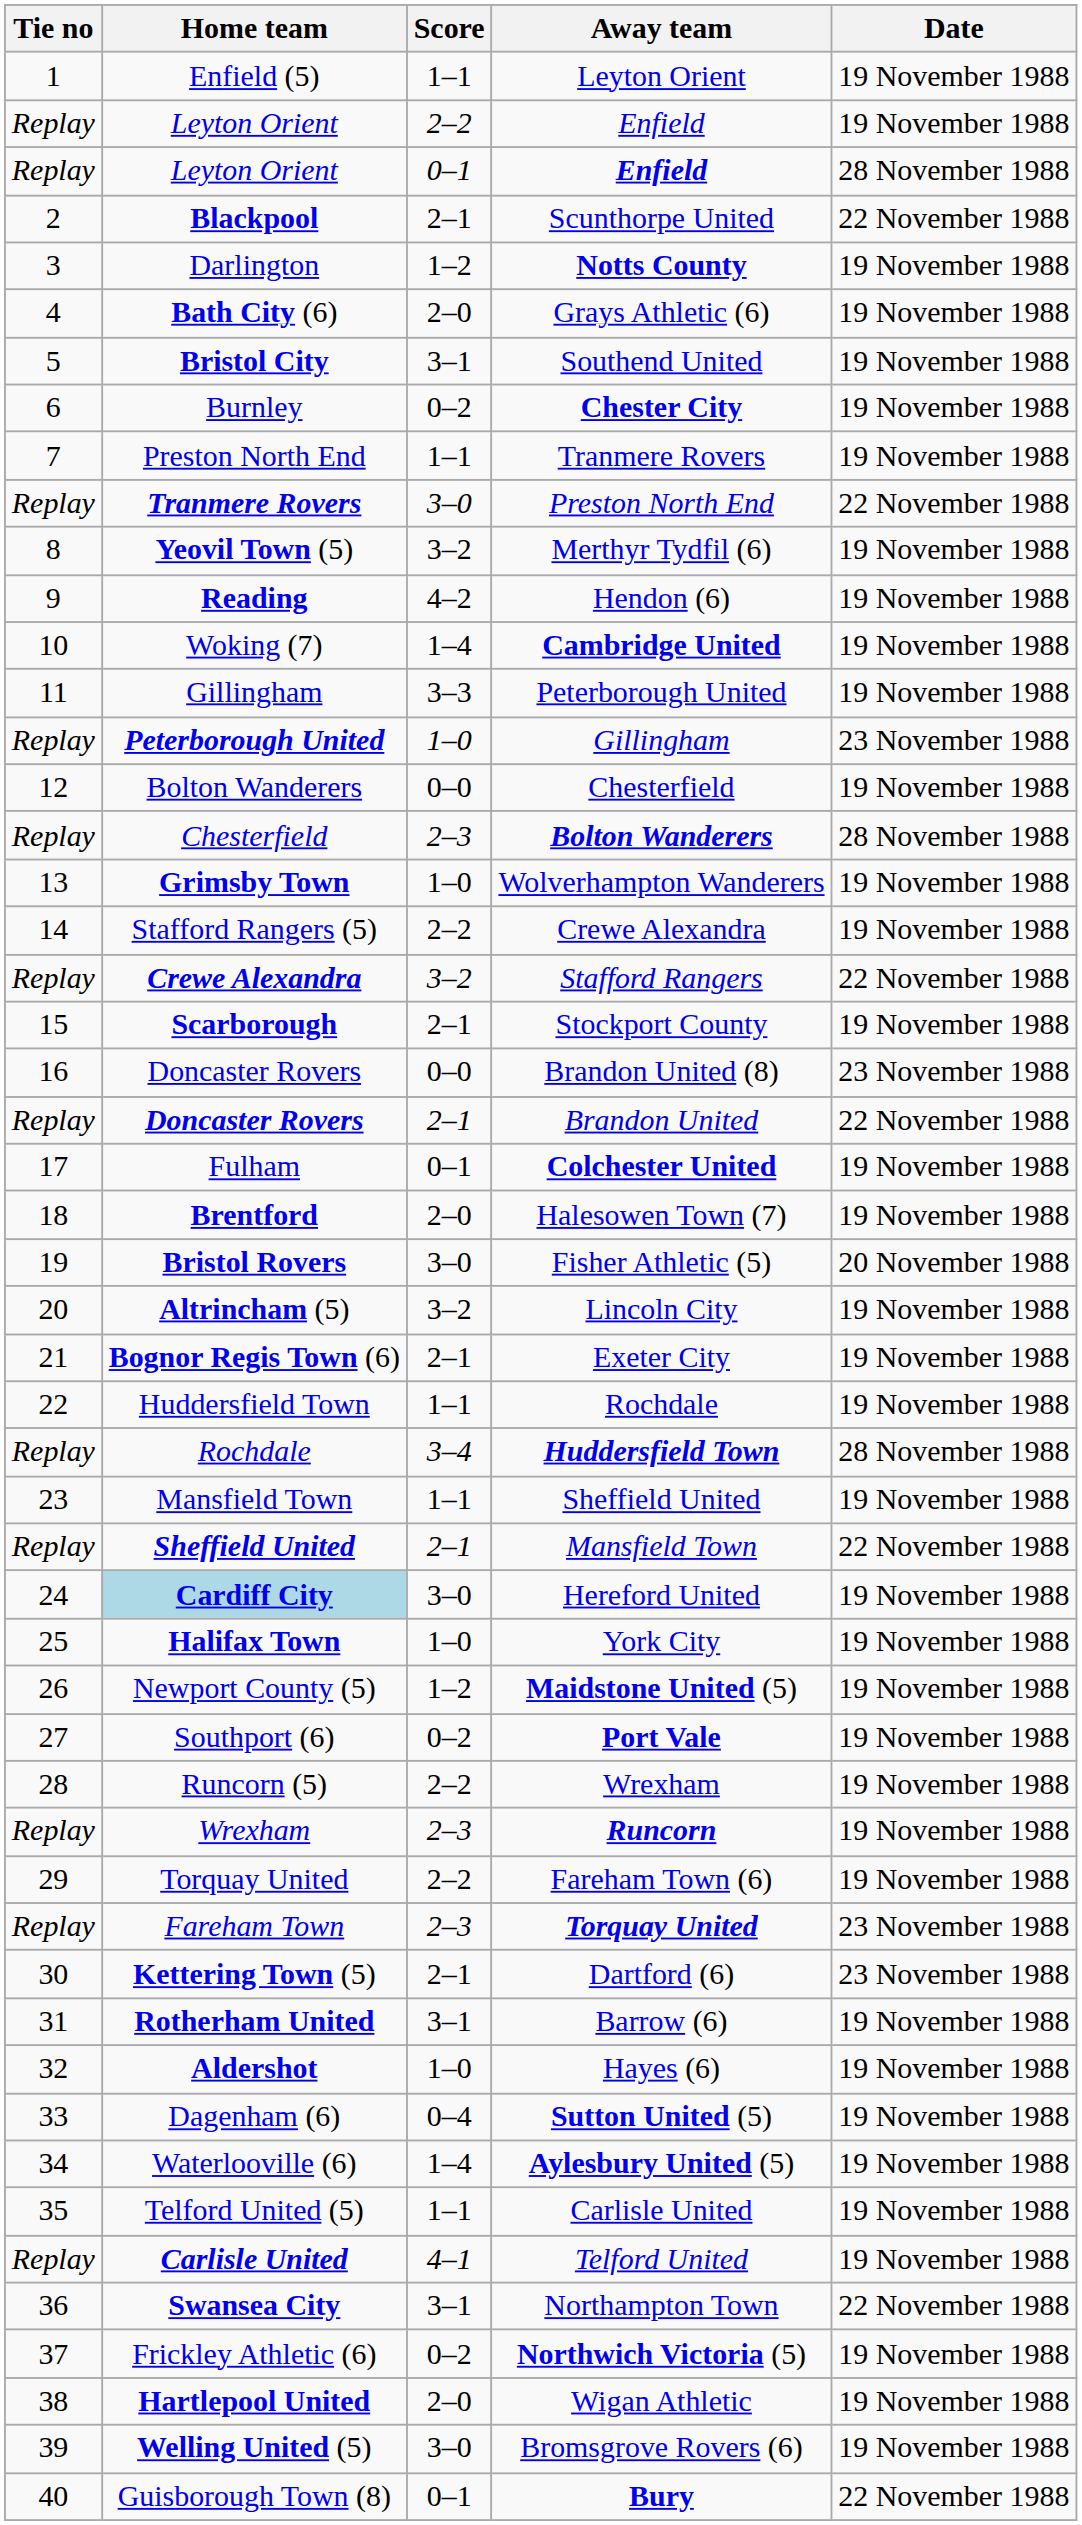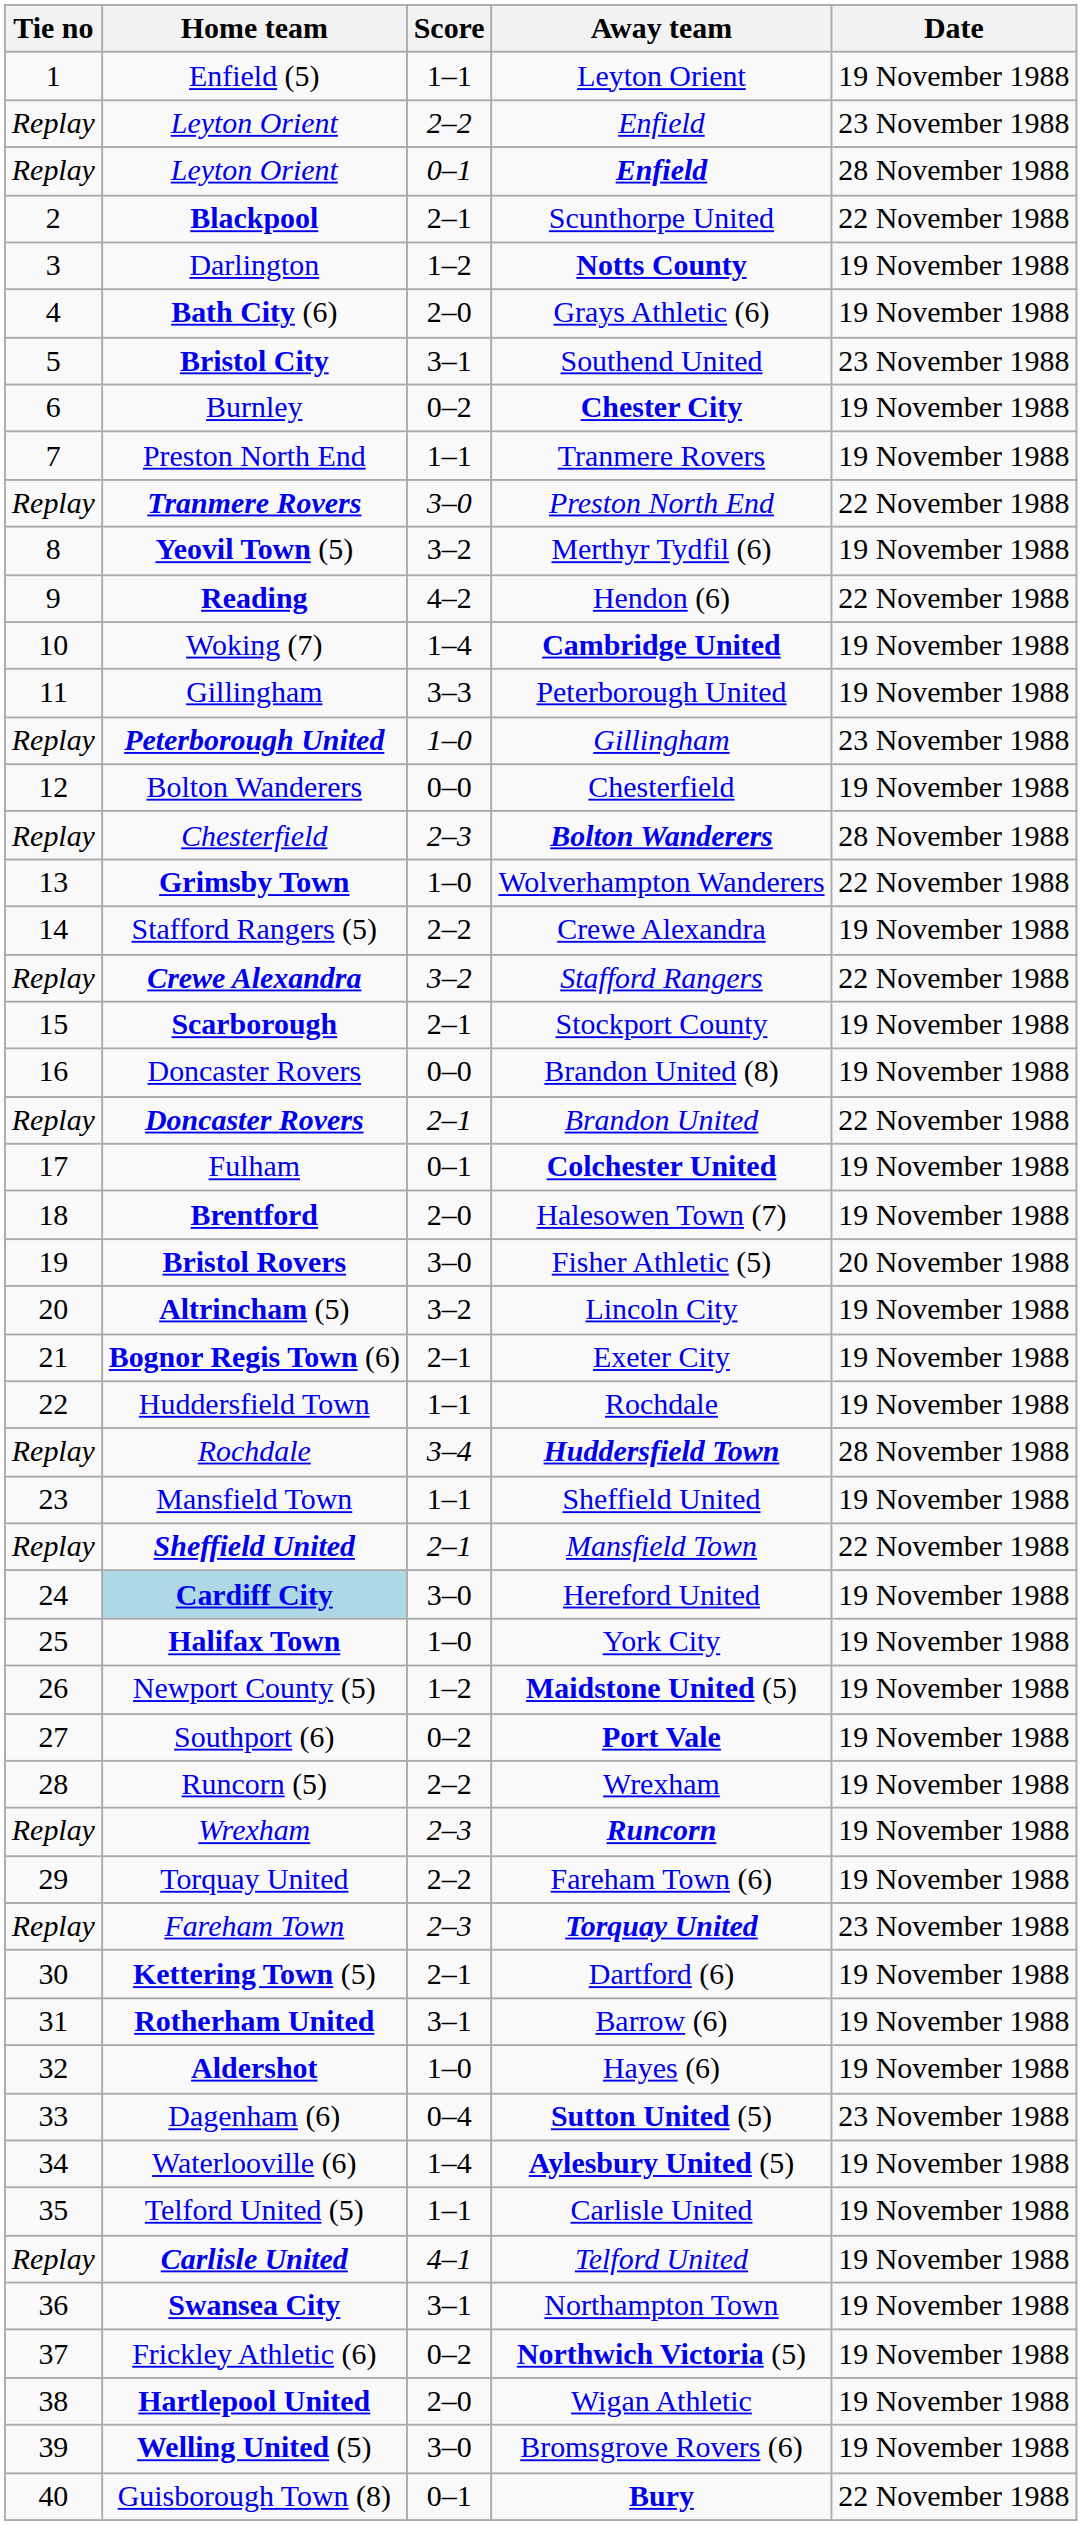(954, 123) 19 November 1988 -> (954, 123) 23 November 1988
(954, 360) 19 November 1988 -> (954, 360) 23 November 1988
(954, 597) 19 November 1988 -> (954, 597) 22 November 1988
(954, 882) 19 November 1988 -> (954, 882) 22 November 1988
(954, 1072) 23 November 1988 -> (954, 1072) 19 November 1988
(954, 1973) 23 November 1988 -> (954, 1973) 19 November 1988
(954, 2116) 19 November 1988 -> (954, 2116) 23 November 1988
(954, 2305) 22 November 1988 -> (954, 2305) 19 November 1988
